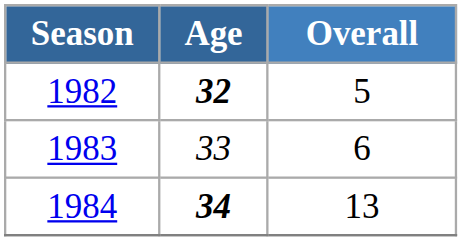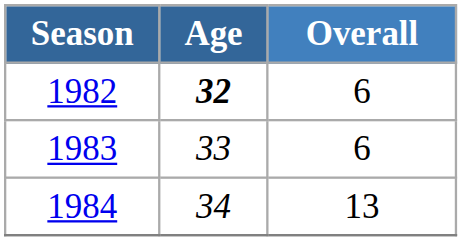(362, 91) 5 -> (362, 91) 6
(214, 206) bold -> (214, 206) normal
